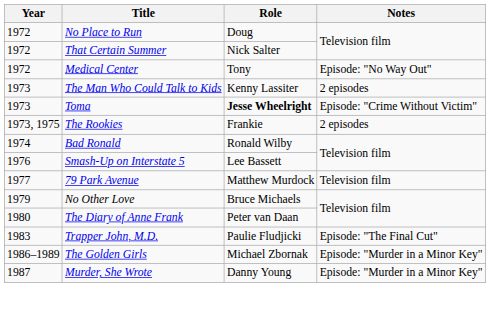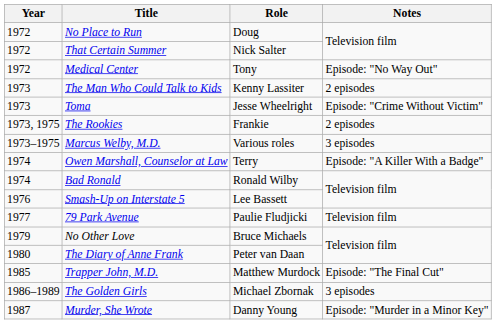(269, 106) bold -> (273, 106) normal
+ row: (113, 143)
+ row: (146, 161)
(271, 180) Matthew Murdock -> (270, 217) Paulie Fludjicki
(19, 236) 1983 -> (19, 273) 1985
(264, 236) Paulie Fludjicki -> (277, 273) Matthew Murdock
(401, 254) Episode: "Murder in a Minor Key" -> (350, 291) 3 episodes
